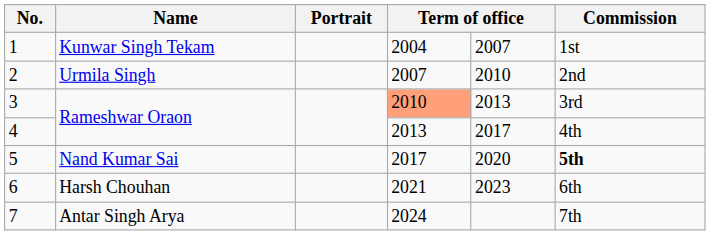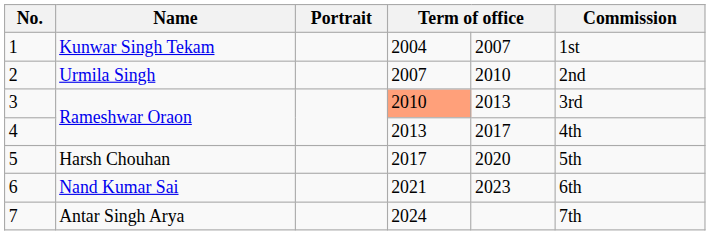(119, 159) Nand Kumar Sai -> (115, 159) Harsh Chouhan
(571, 159) bold -> (570, 159) normal
(115, 187) Harsh Chouhan -> (119, 187) Nand Kumar Sai
